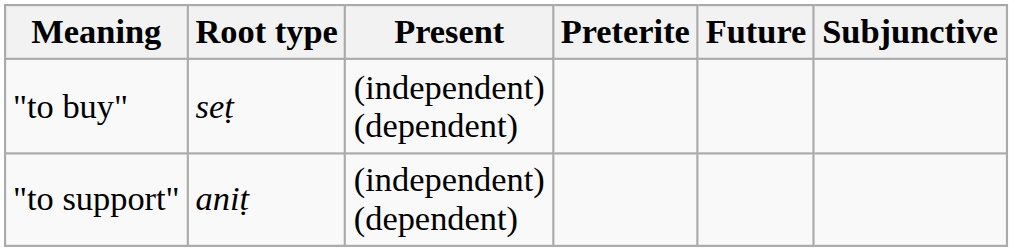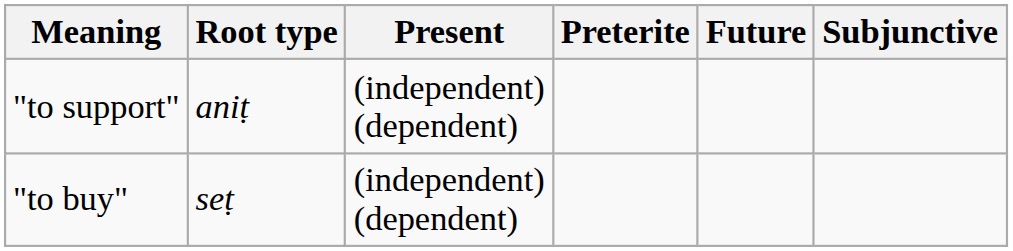rows swapped: (96, 198) <-> (71, 105)
